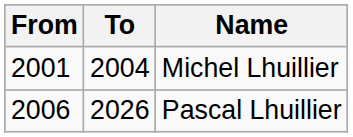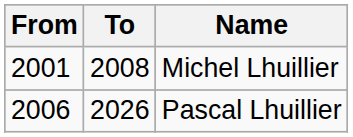(120, 68) 2004 -> (120, 68) 2008
